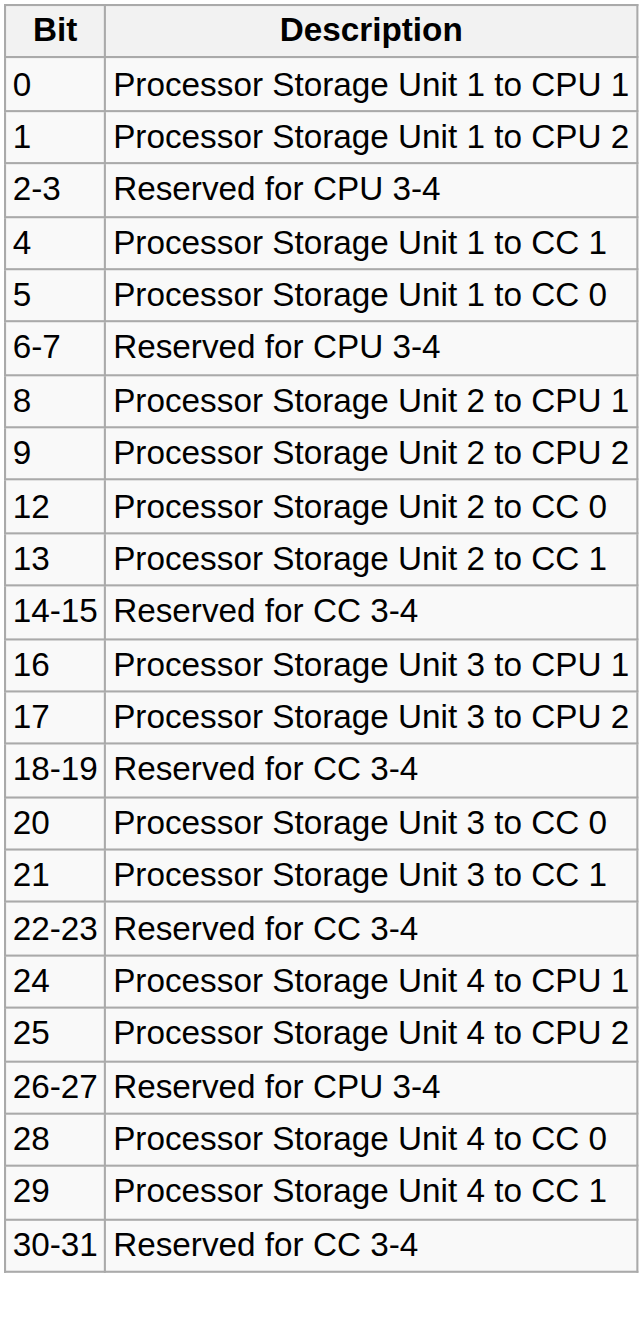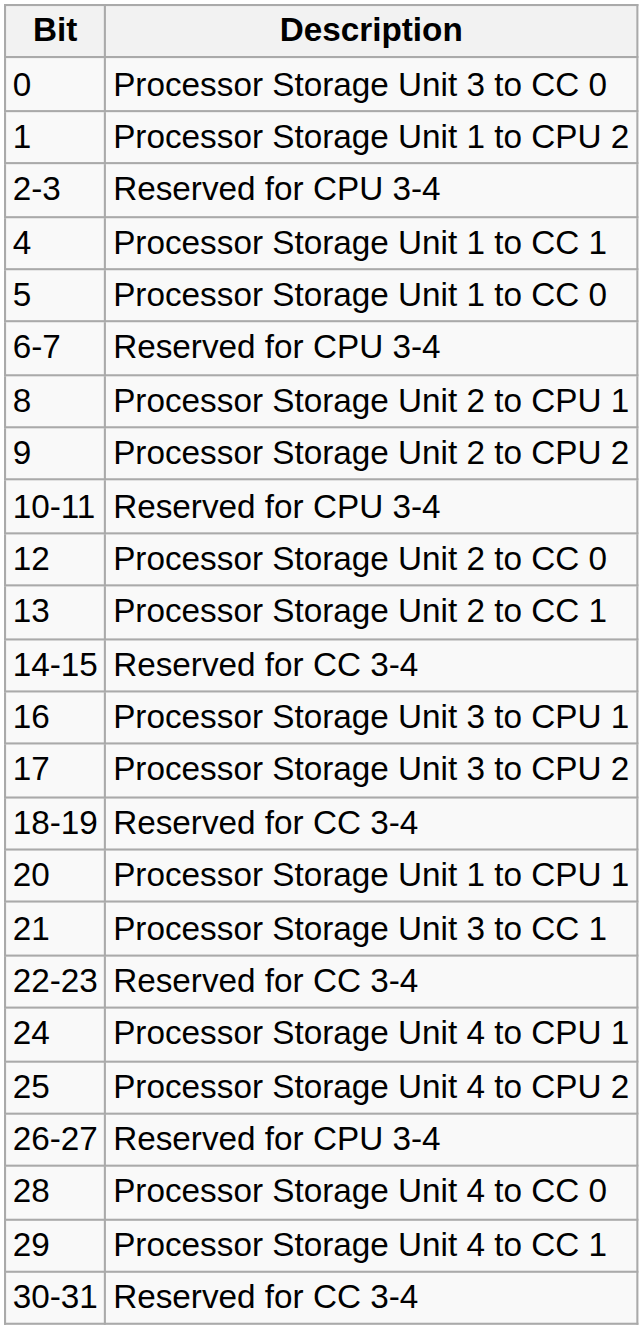(371, 83) Processor Storage Unit 1 to CPU 1 -> (360, 83) Processor Storage Unit 3 to CC 0
+ row: (54, 505)
(360, 822) Processor Storage Unit 3 to CC 0 -> (371, 875) Processor Storage Unit 1 to CPU 1
